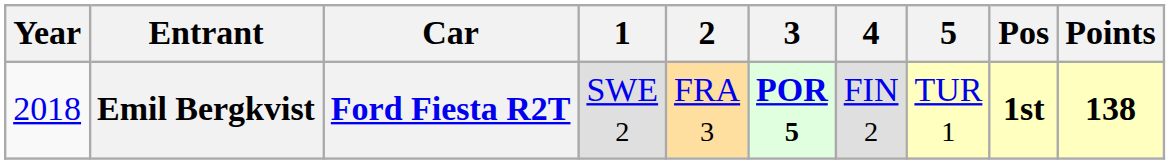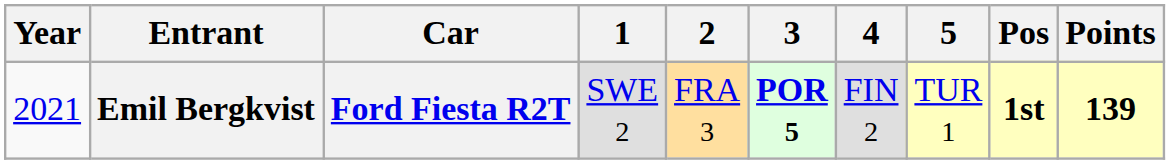(47, 109) 2018 -> (47, 109) 2021
(1110, 109) 138 -> (1110, 109) 139
